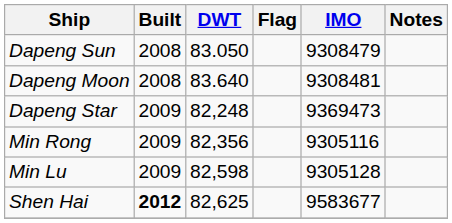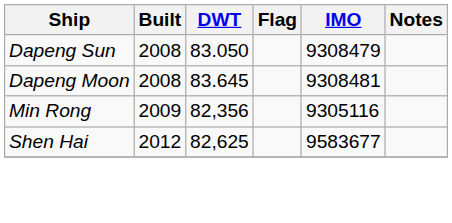(219, 80) 83.640 -> (219, 80) 83.645
- row: (63, 111)
- row: (38, 171)
(160, 202) bold -> (160, 141) normal
